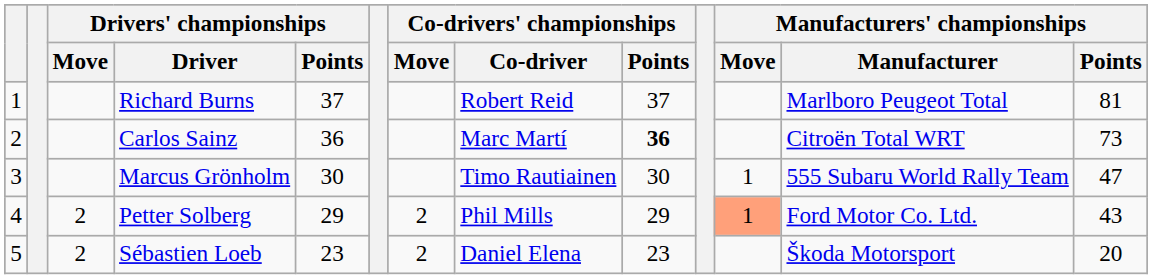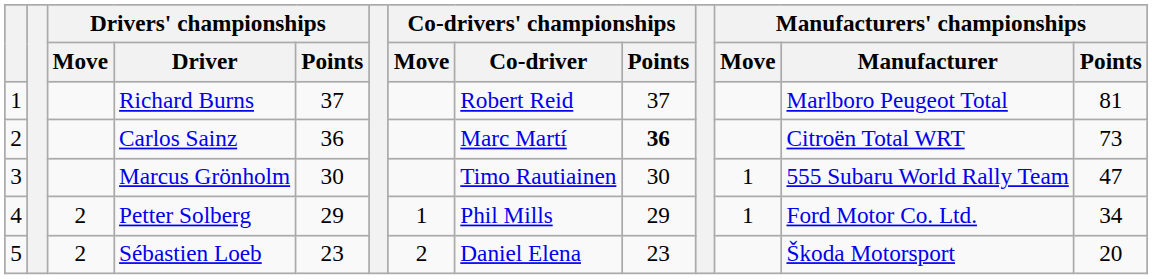(422, 215) 2 -> (422, 215) 1
(748, 215) lightsalmon background -> (748, 215) no background
(1111, 215) 43 -> (1111, 215) 34
